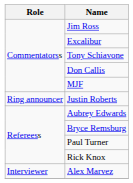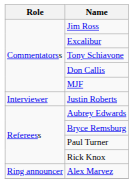(35, 99) Ring announcer -> (27, 99) Interviewer
(27, 171) Interviewer -> (35, 171) Ring announcer
